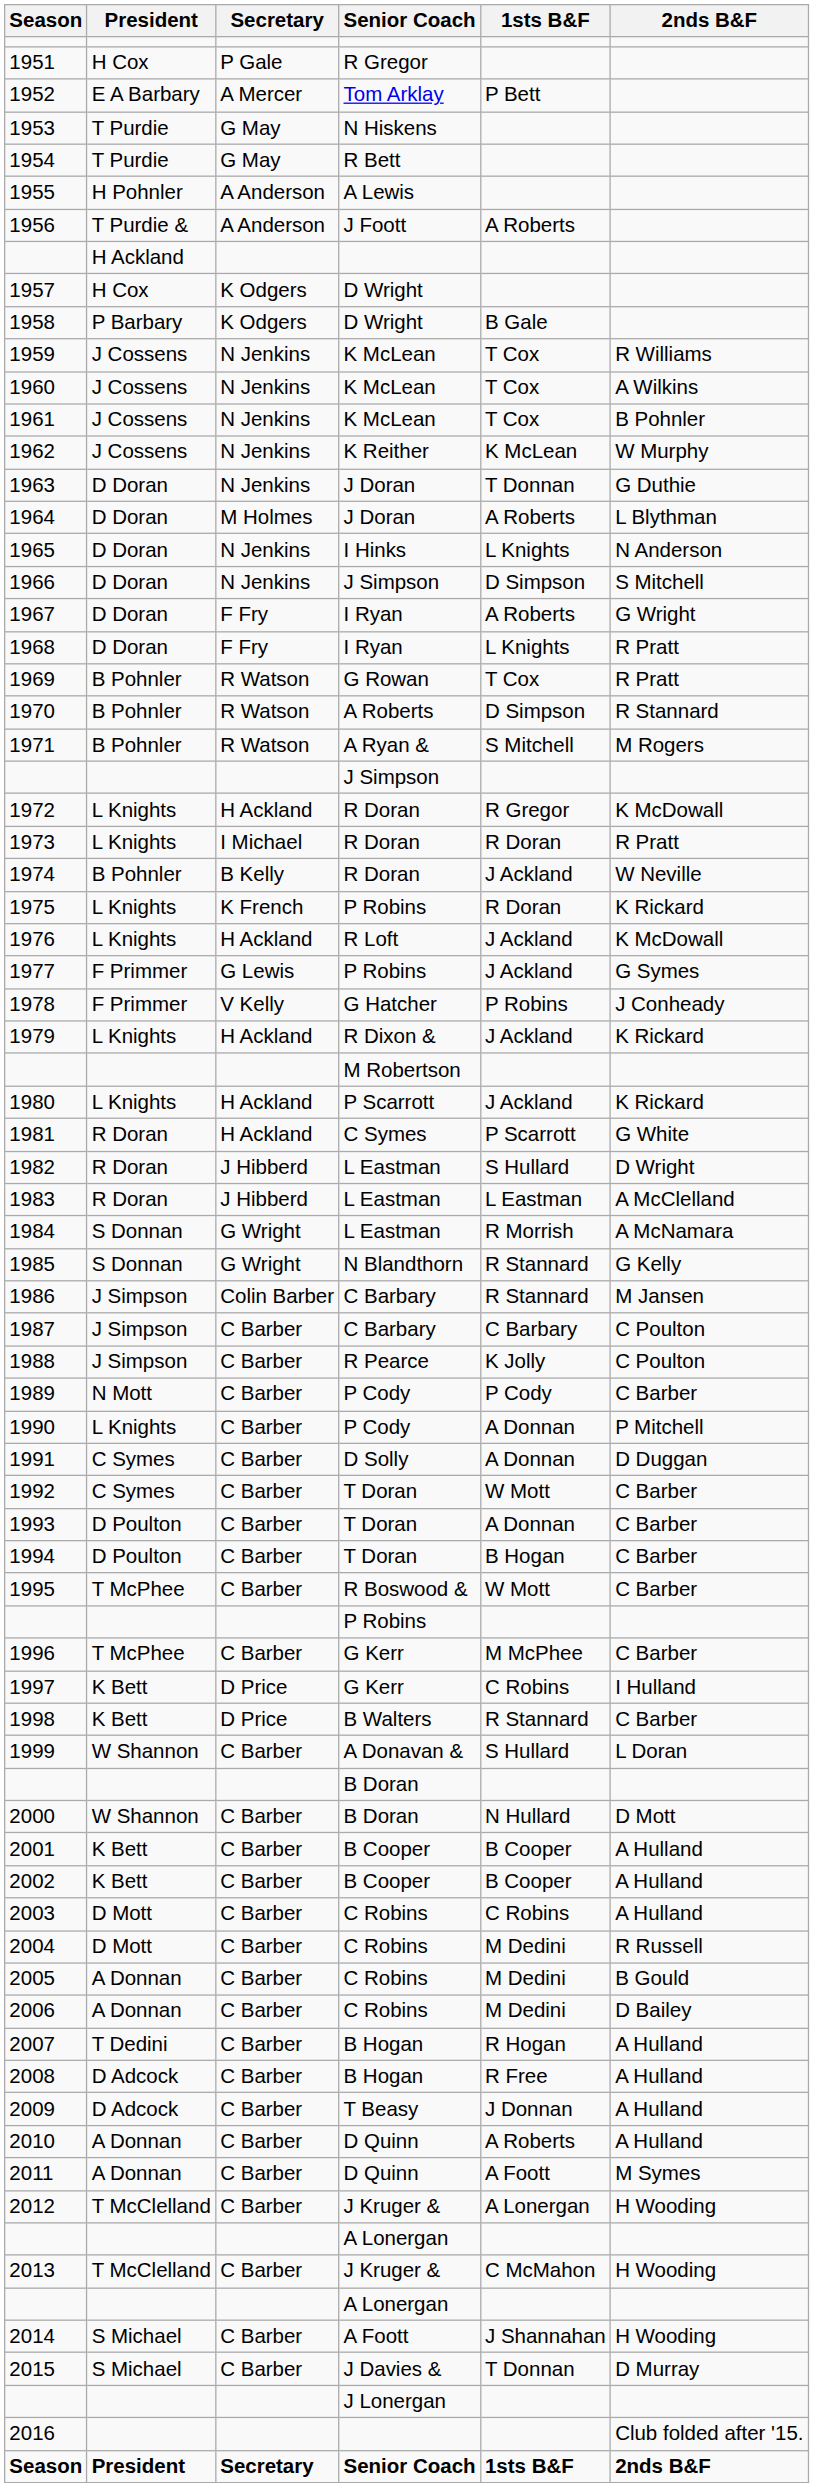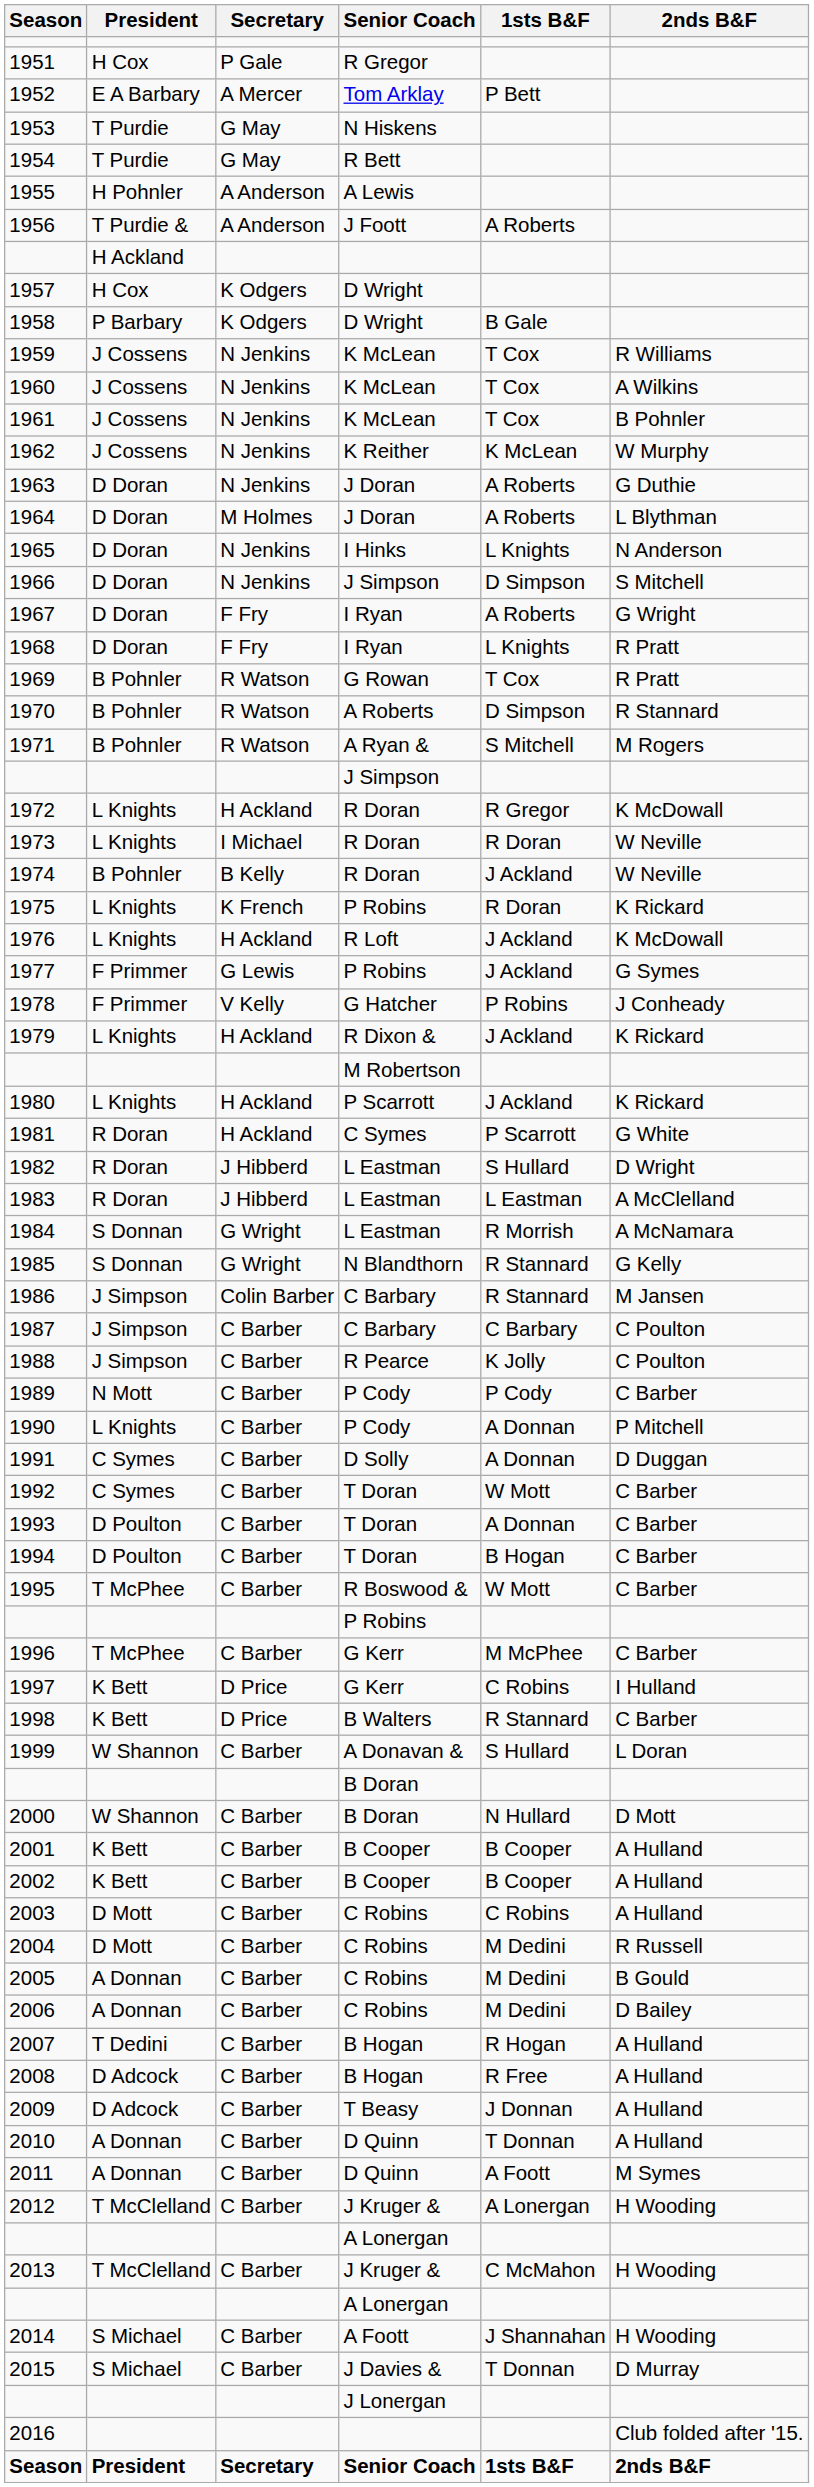(530, 484) T Donnan -> (530, 484) A Roberts
(647, 842) R Pratt -> (658, 842) W Neville
(530, 2141) A Roberts -> (530, 2141) T Donnan
